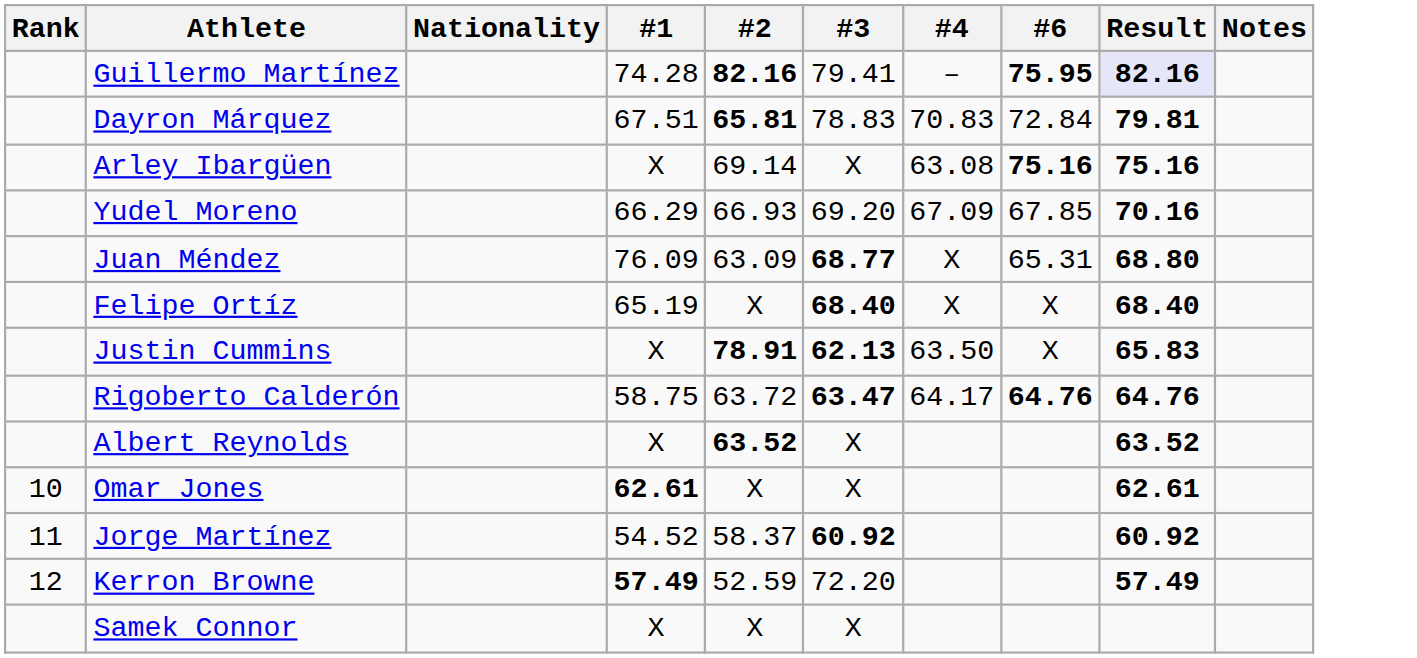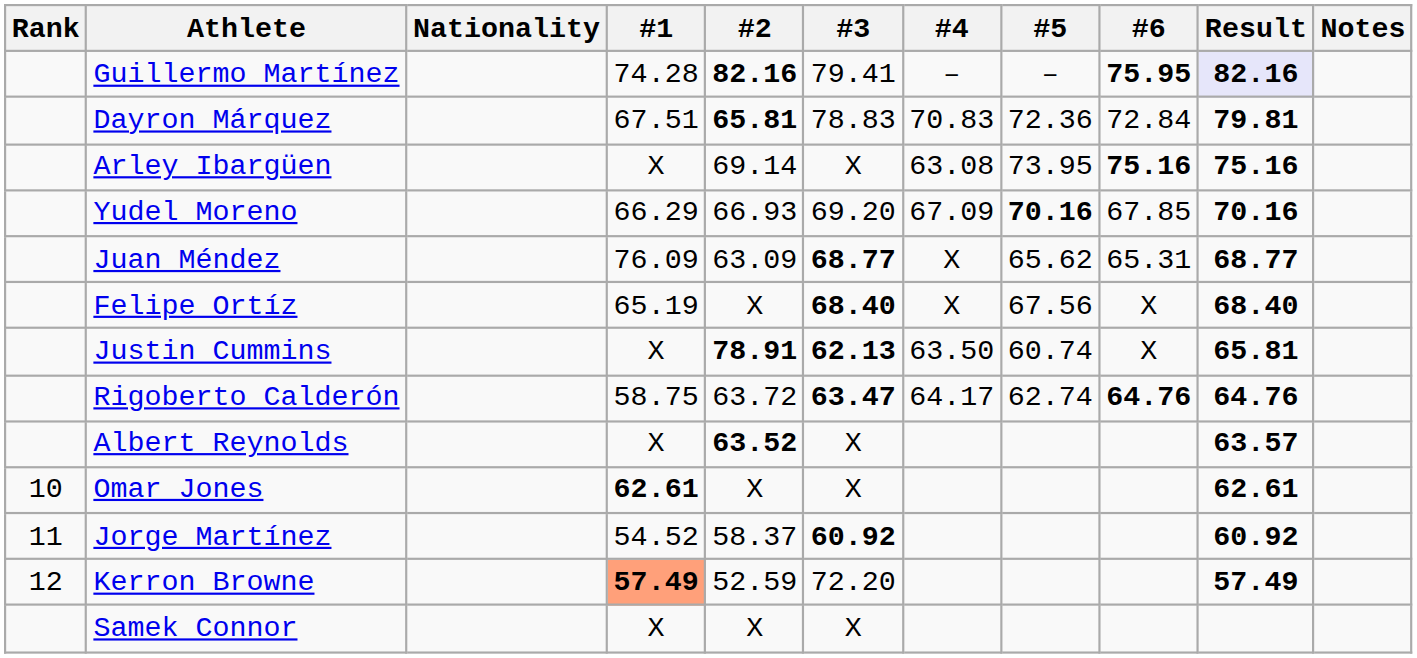+ column: (1050, 28)
(1157, 259) 68.80 -> (1256, 259) 68.77
(1157, 352) 65.83 -> (1256, 352) 65.81
(1157, 444) 63.52 -> (1256, 444) 63.57
(656, 582) no background -> (656, 582) lightsalmon background
